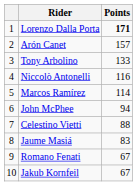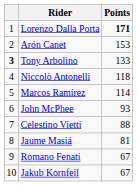(123, 44) 157 -> (123, 44) 153
(11, 60) normal -> (11, 60) bold
(123, 76) 116 -> (123, 76) 118
(125, 108) 94 -> (125, 108) 93
(125, 141) 83 -> (125, 141) 81
